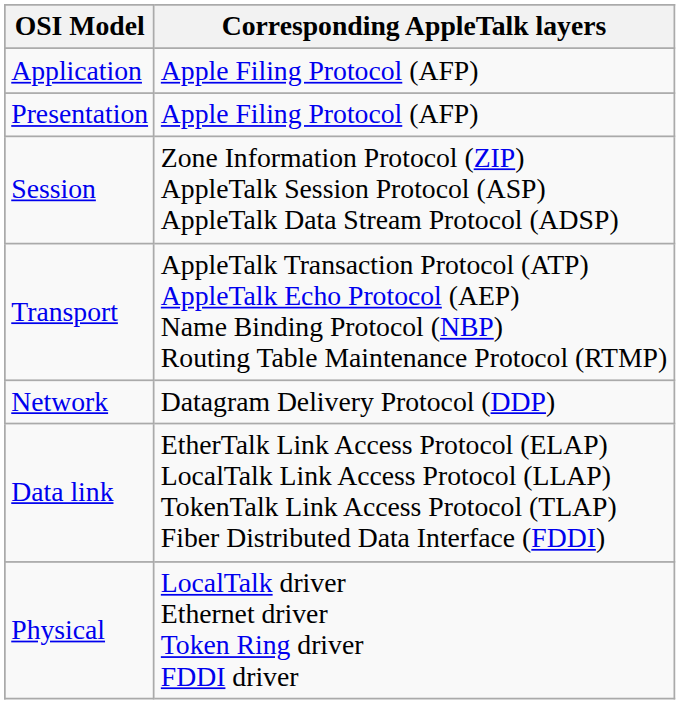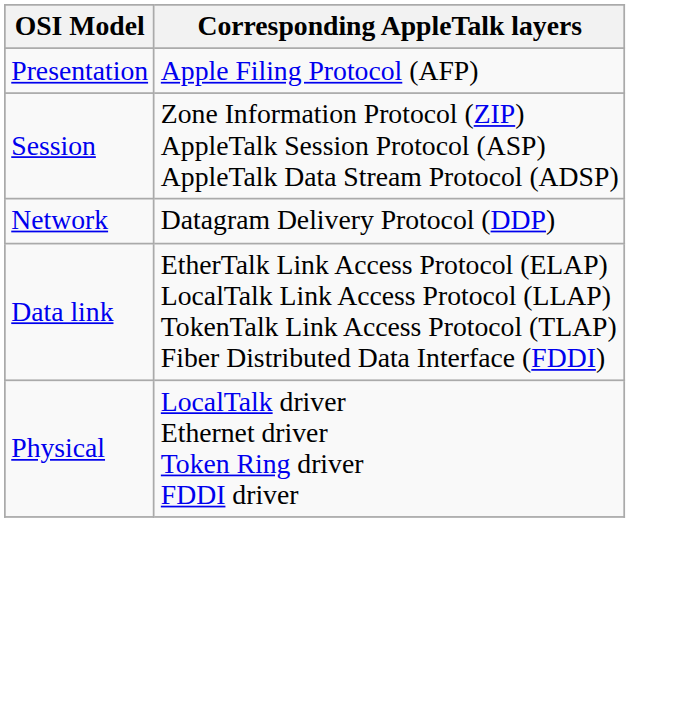- row: (77, 70)
- row: (65, 311)
